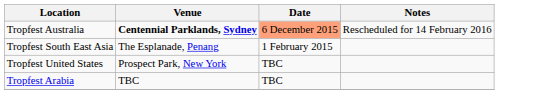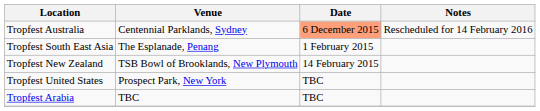(188, 30) bold -> (183, 30) normal
+ row: (55, 64)
